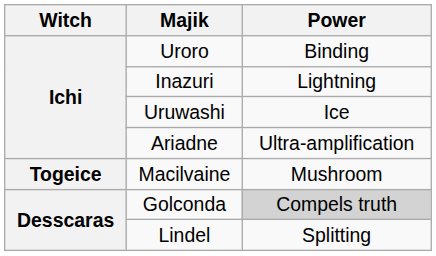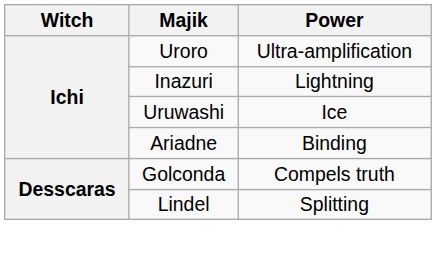(337, 51) Binding -> (334, 51) Ultra-amplification
(337, 143) Ultra-amplification -> (334, 143) Binding
- row: (184, 174)
(337, 205) lightgrey background -> (334, 174) no background
